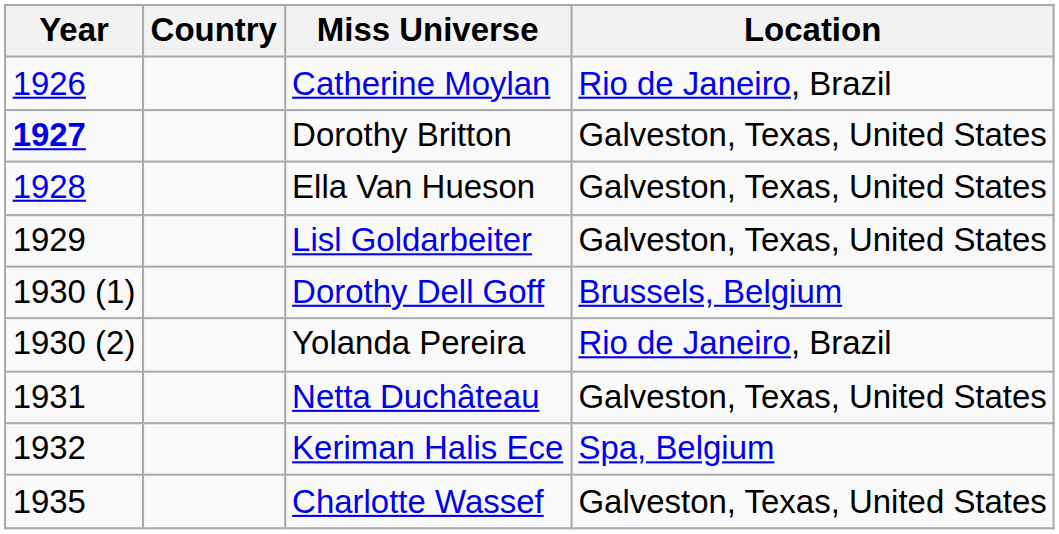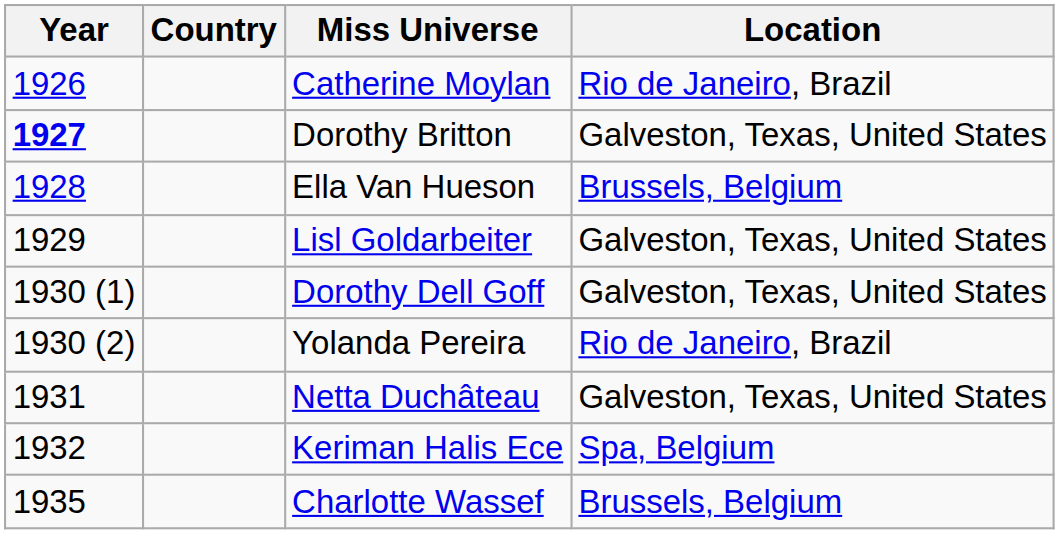(813, 187) Galveston, Texas, United States -> (710, 187) Brussels, Belgium
(710, 291) Brussels, Belgium -> (813, 291) Galveston, Texas, United States
(813, 501) Galveston, Texas, United States -> (710, 501) Brussels, Belgium
